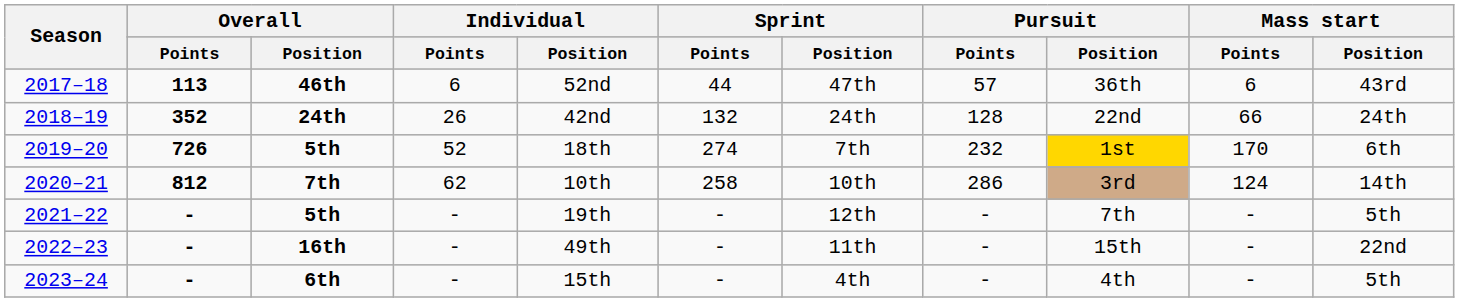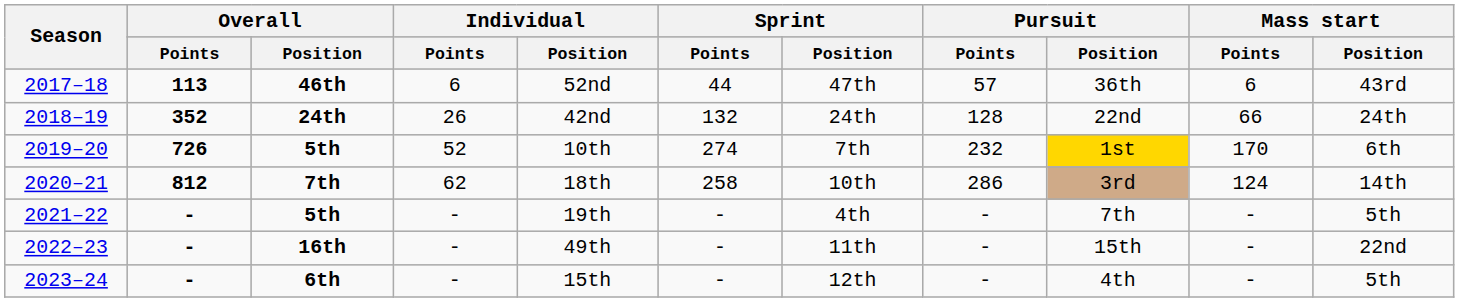(587, 151) 18th -> (587, 151) 10th
(587, 183) 10th -> (587, 183) 18th
(853, 215) 12th -> (853, 215) 4th
(853, 280) 4th -> (853, 280) 12th
